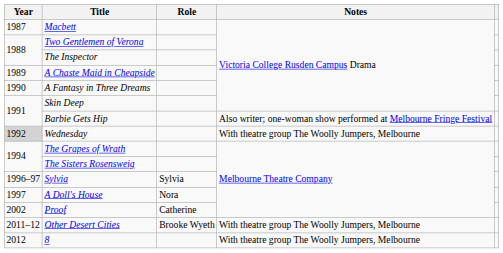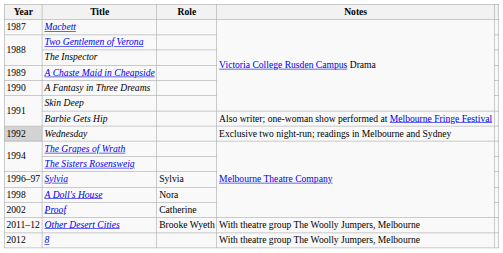(320, 133) With theatre group The Woolly Jumpers, Melbourne -> (335, 133) Exclusive two night-run; readings in Melbourne and Sydney
(16, 194) 1997 -> (16, 194) 1998
